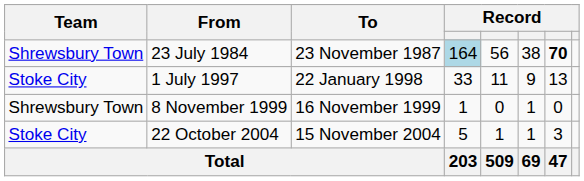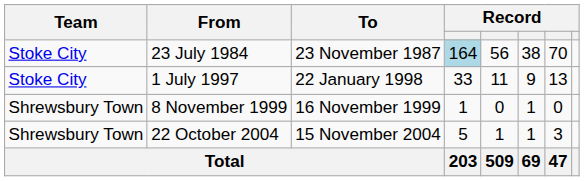(76, 53) Shrewsbury Town -> (47, 53) Stoke City
(558, 53) bold -> (558, 53) normal
(47, 134) Stoke City -> (76, 134) Shrewsbury Town
